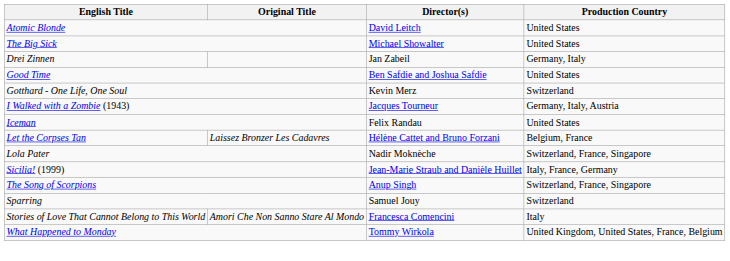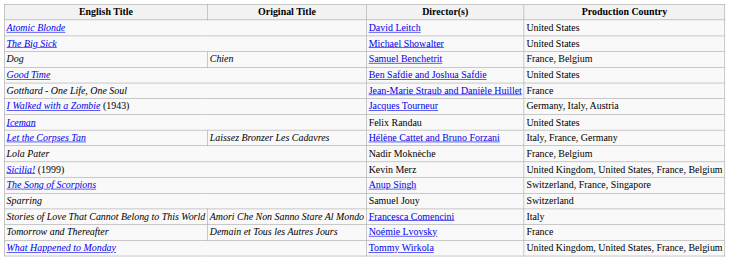+ row: (15, 59)
- row: (31, 59)
(392, 91) Kevin Merz -> (445, 91) Jean-Marie Straub and Danièle Huillet
(550, 91) Switzerland -> (540, 91) France
(559, 138) Belgium, France -> (572, 138) Italy, France, Germany
(589, 153) Switzerland, France, Singapore -> (559, 153) France, Belgium
(445, 169) Jean-Marie Straub and Danièle Huillet -> (392, 169) Kevin Merz
(572, 169) Italy, France, Germany -> (624, 169) United Kingdom, United States, France, Belgium
+ row: (58, 232)
